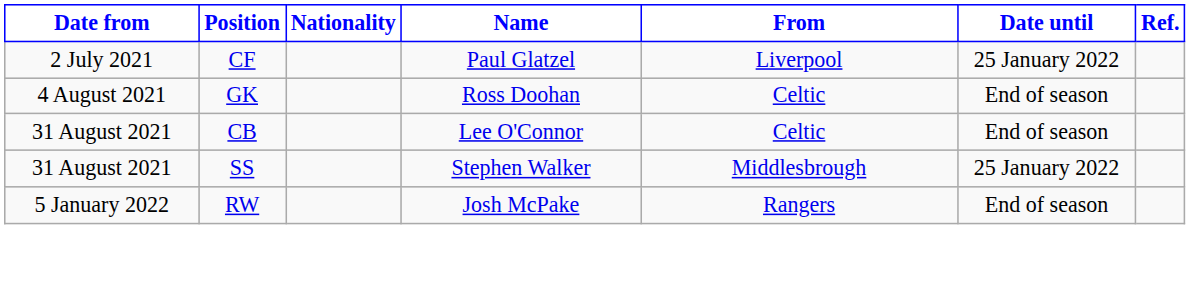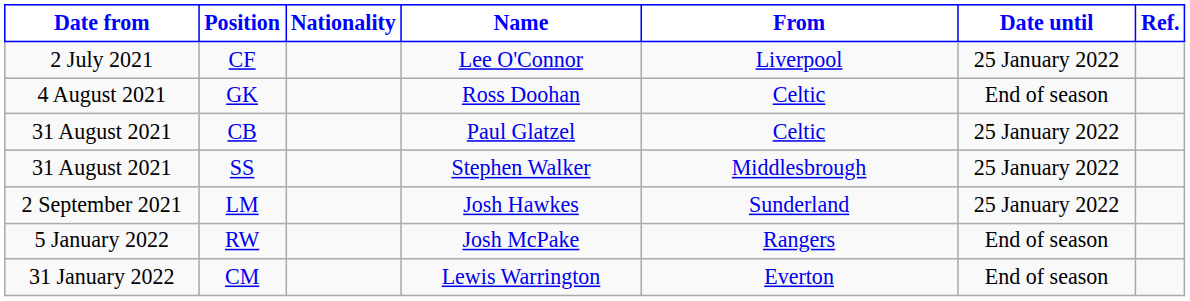(521, 59) Paul Glatzel -> (521, 59) Lee O'Connor
(521, 132) Lee O'Connor -> (521, 132) Paul Glatzel
(1047, 132) End of season -> (1047, 132) 25 January 2022
+ row: (242, 204)
+ row: (242, 277)
